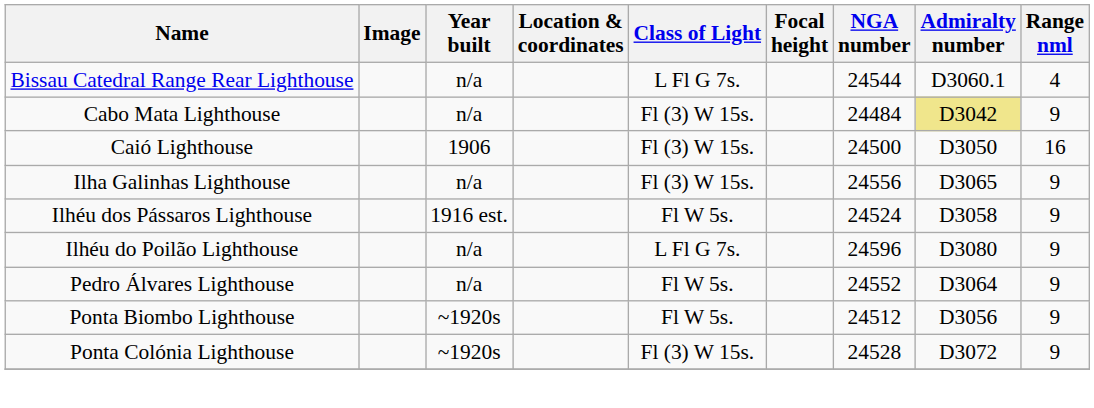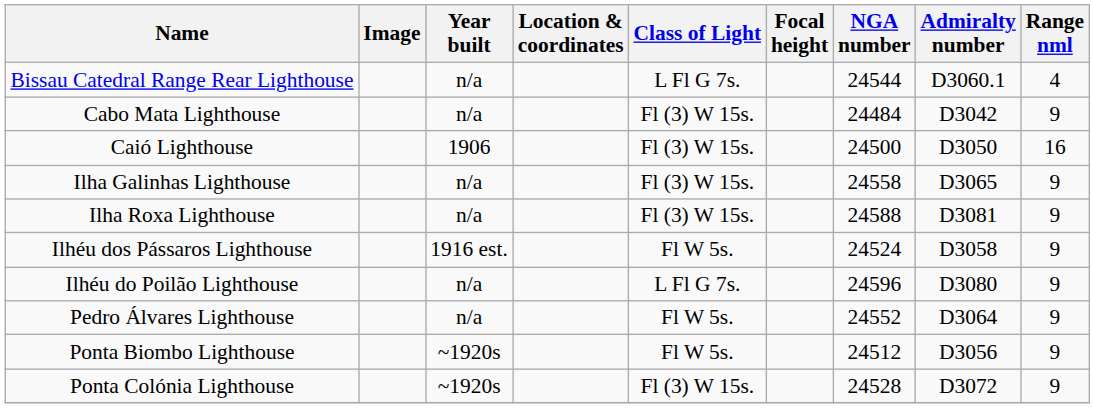(968, 113) khaki background -> (968, 113) no background
(874, 181) 24556 -> (874, 181) 24558
+ row: (182, 215)
